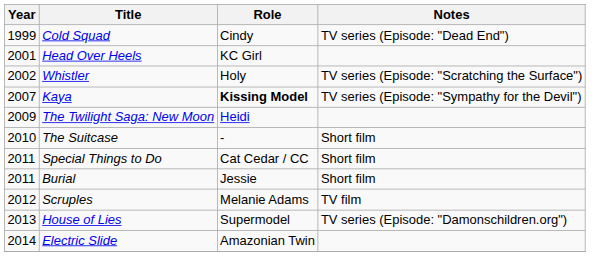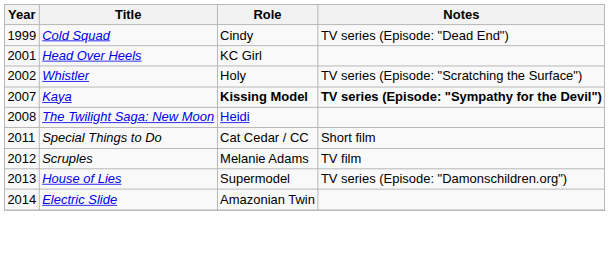(451, 96) normal -> (461, 96) bold
(22, 117) 2009 -> (22, 117) 2008
- row: (80, 138)
- row: (59, 179)
